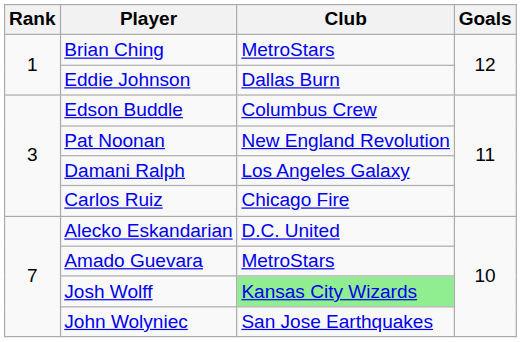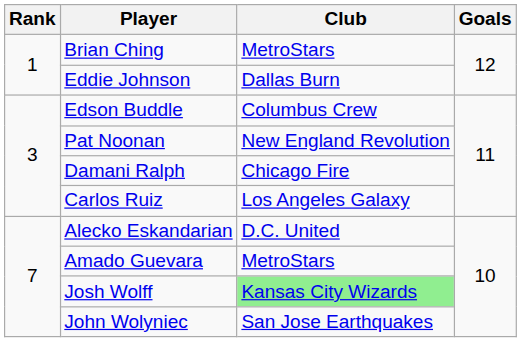(326, 170) Los Angeles Galaxy -> (295, 170) Chicago Fire
(295, 200) Chicago Fire -> (326, 200) Los Angeles Galaxy
